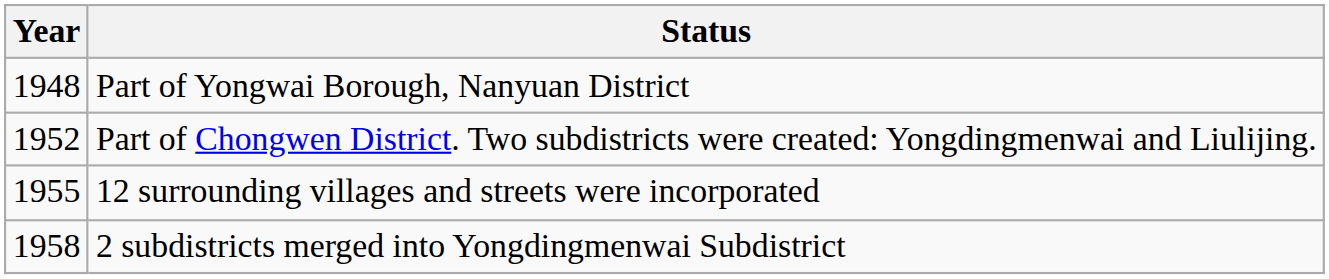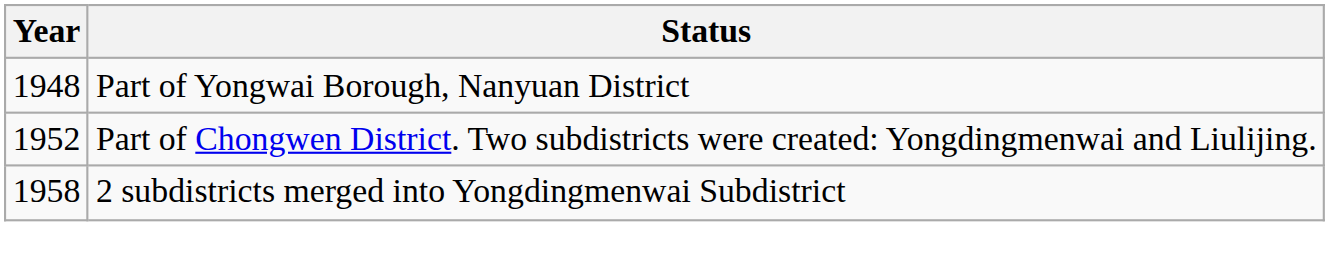- row: (458, 191)
